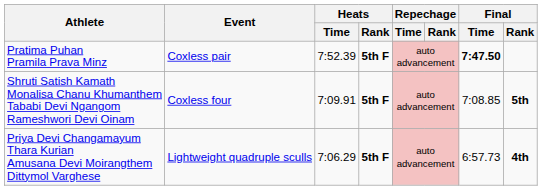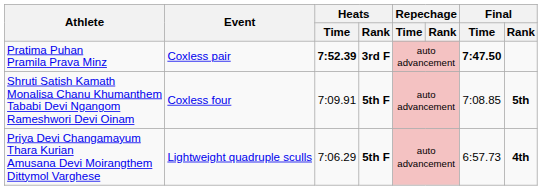(337, 57) normal -> (337, 57) bold
(375, 57) 5th F -> (376, 57) 3rd F
